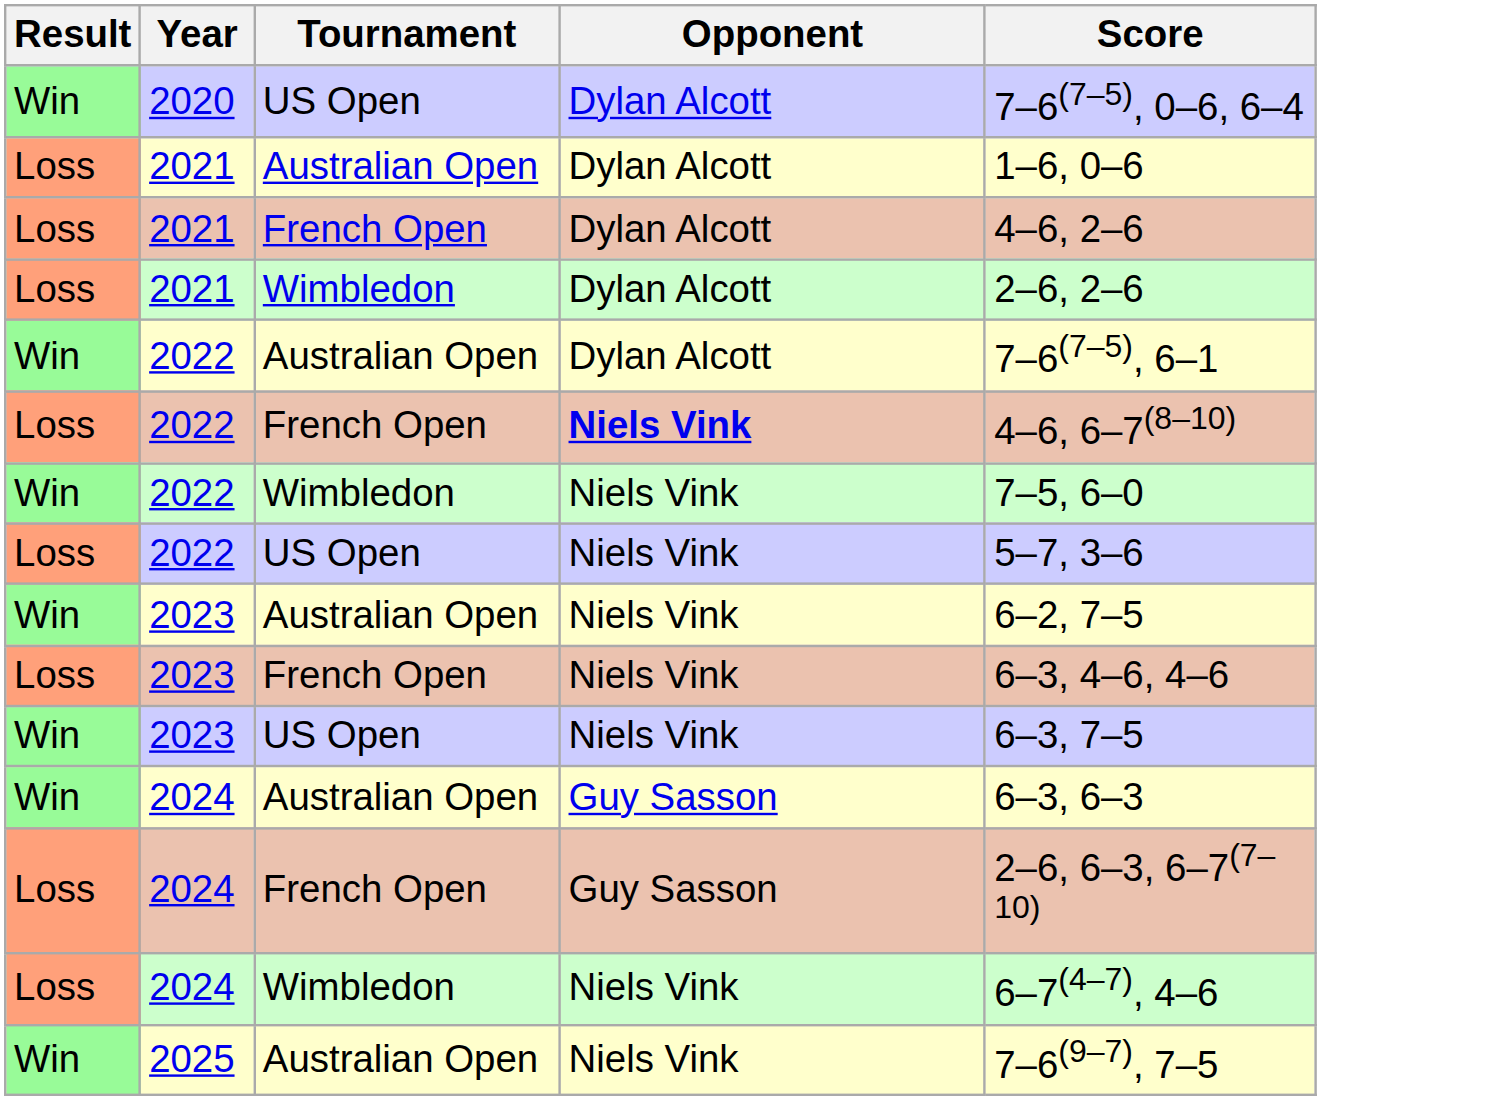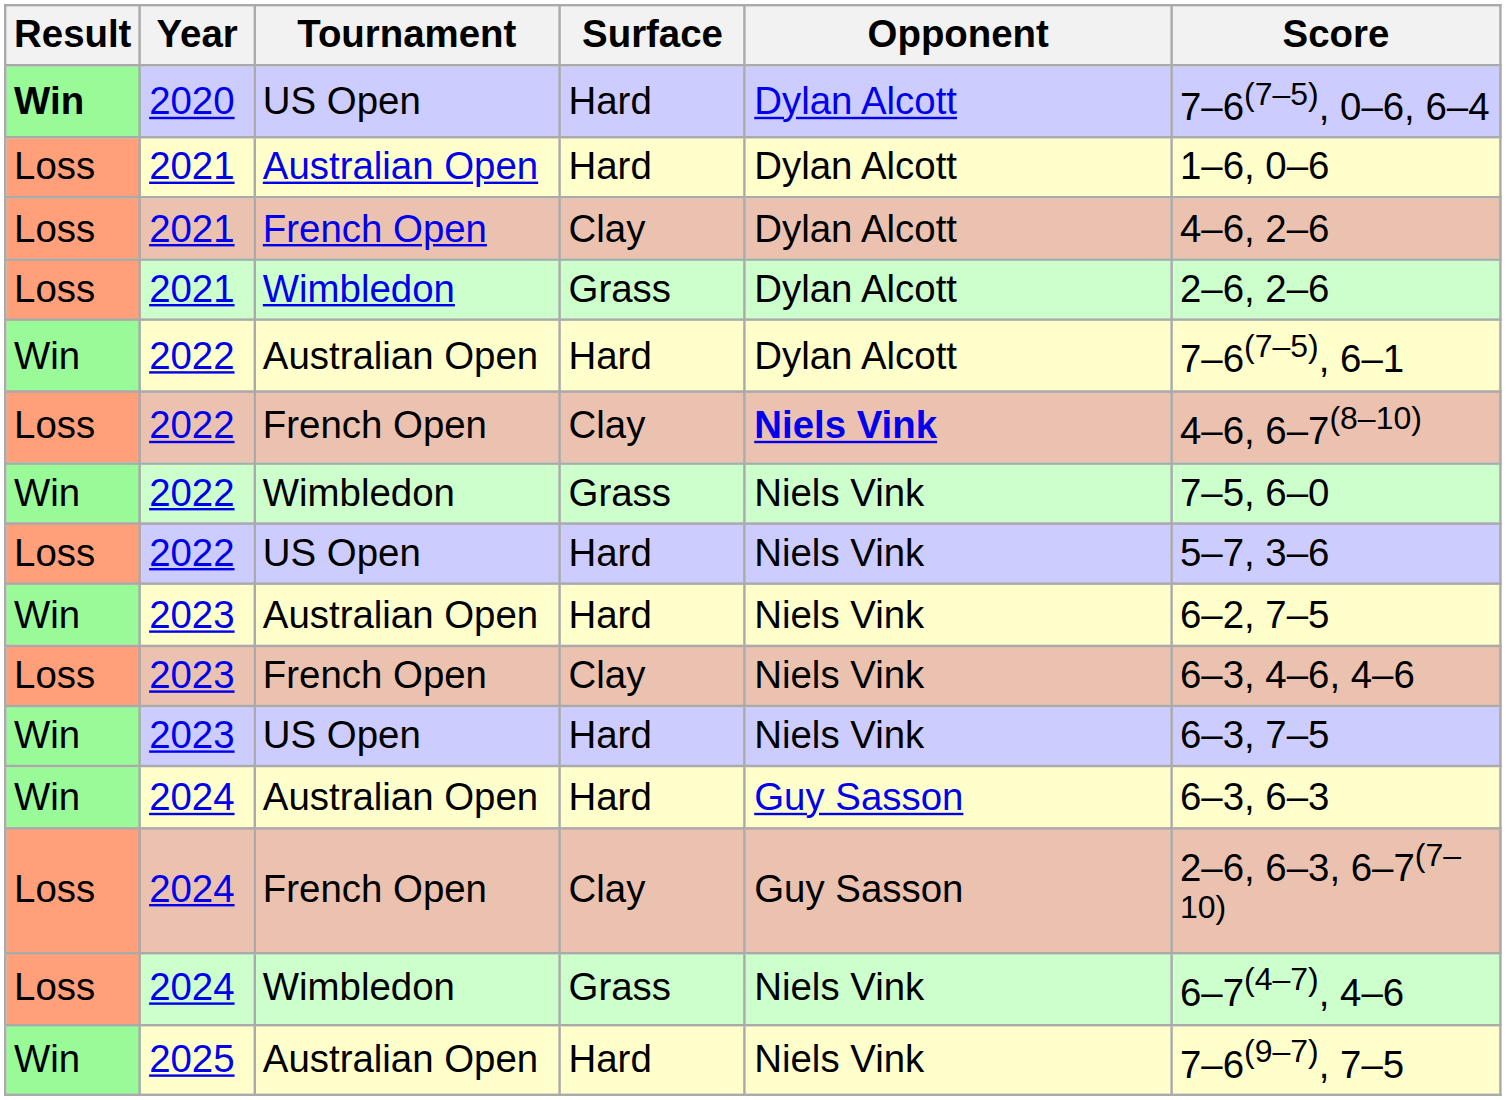+ column: (653, 34)
(47, 101) normal -> (49, 101) bold
